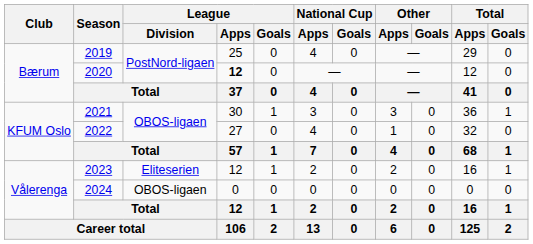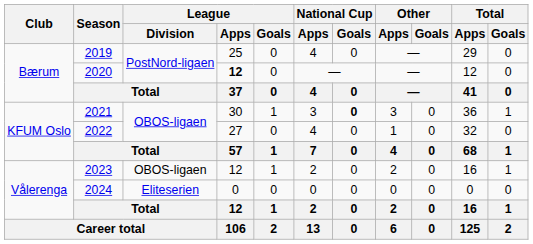(354, 111) normal -> (354, 111) bold
(170, 170) Eliteserien -> (170, 170) OBOS-ligaen
(170, 190) OBOS-ligaen -> (170, 190) Eliteserien
